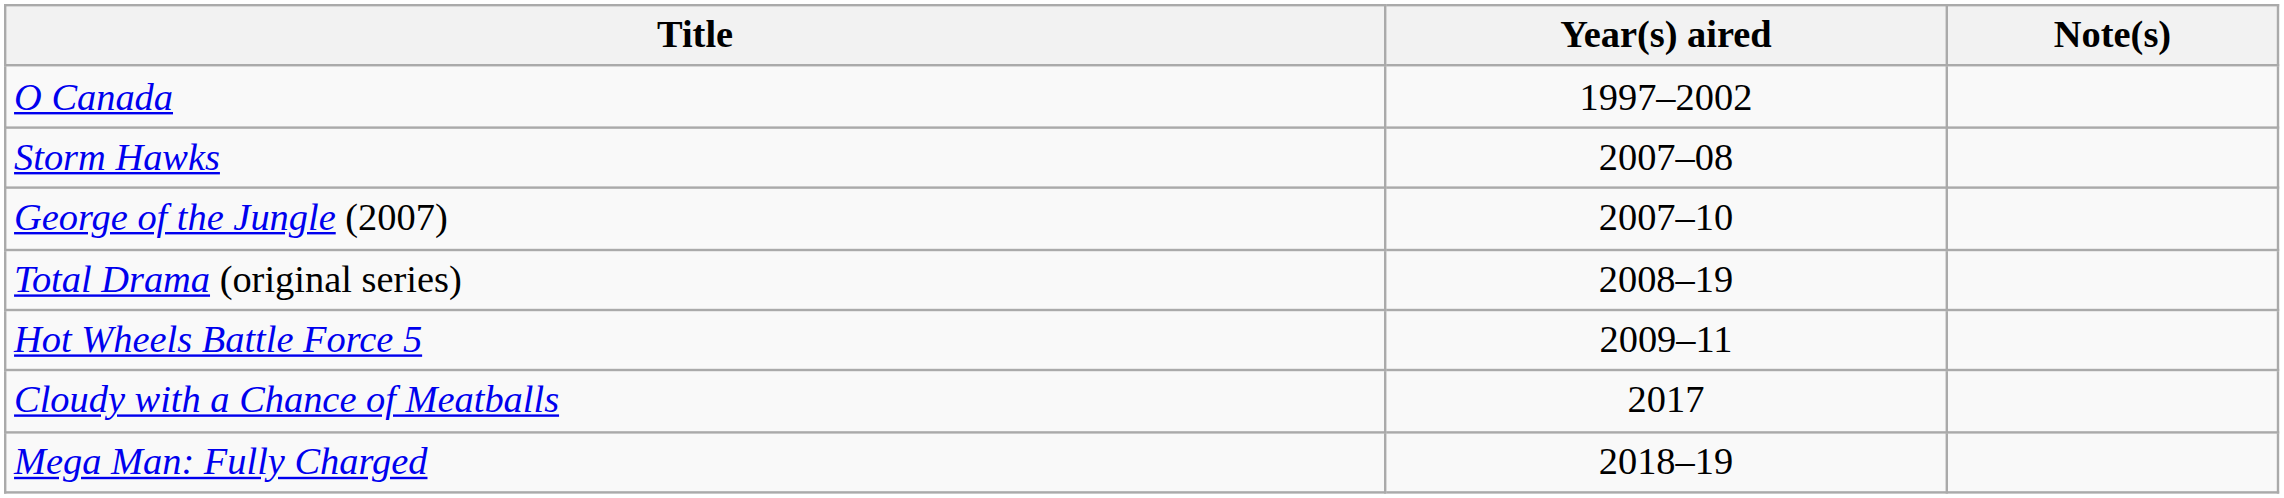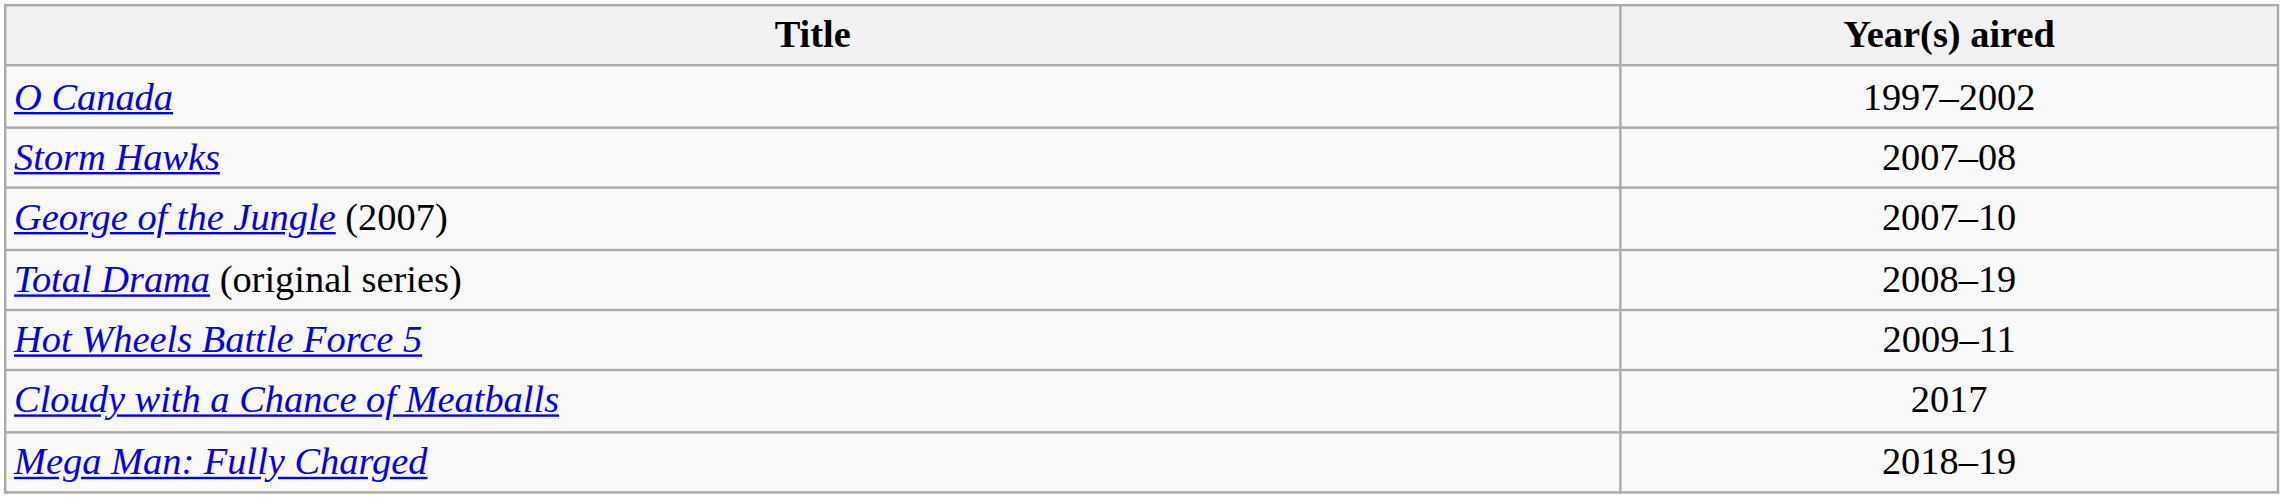- column: (2112, 34)
